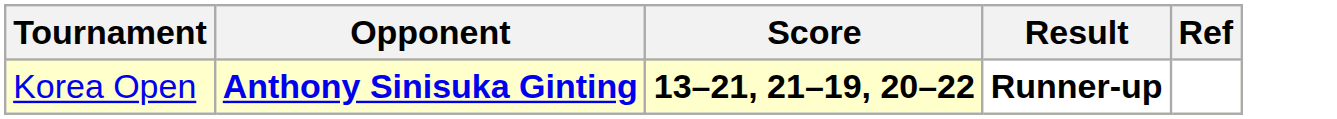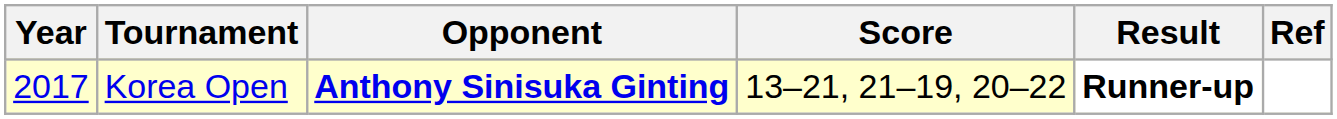+ column: (51, 32)
(814, 86) bold -> (906, 86) normal
